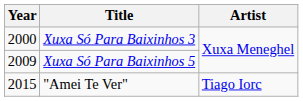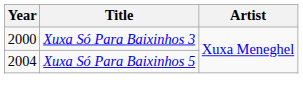(22, 61) 2009 -> (22, 61) 2004
- row: (86, 84)
